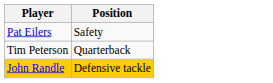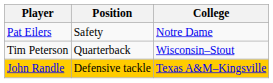+ column: (211, 13)
